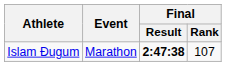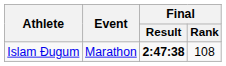(204, 52) 107 -> (204, 52) 108
